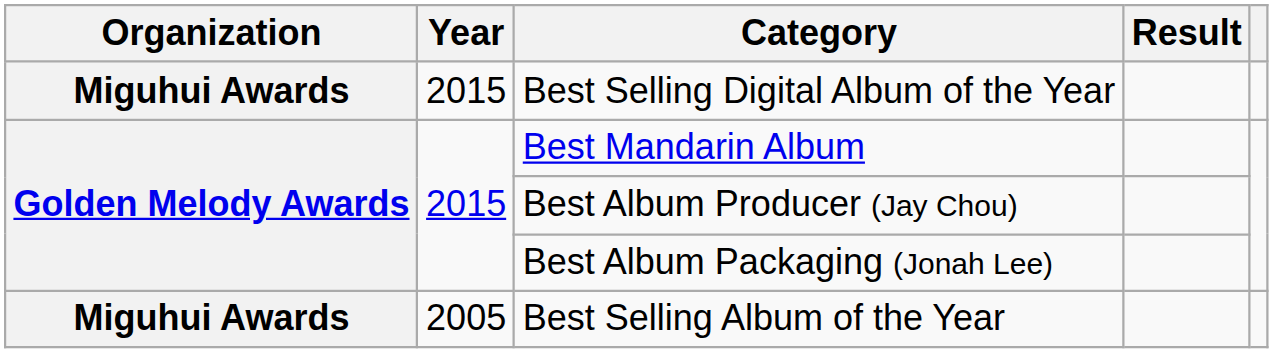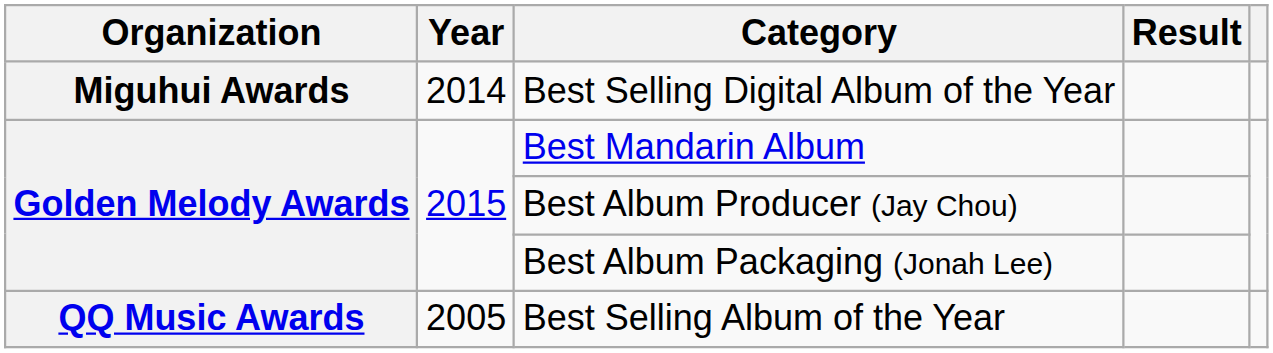(466, 90) 2015 -> (466, 90) 2014
(211, 318) Miguhui Awards -> (211, 318) QQ Music Awards
